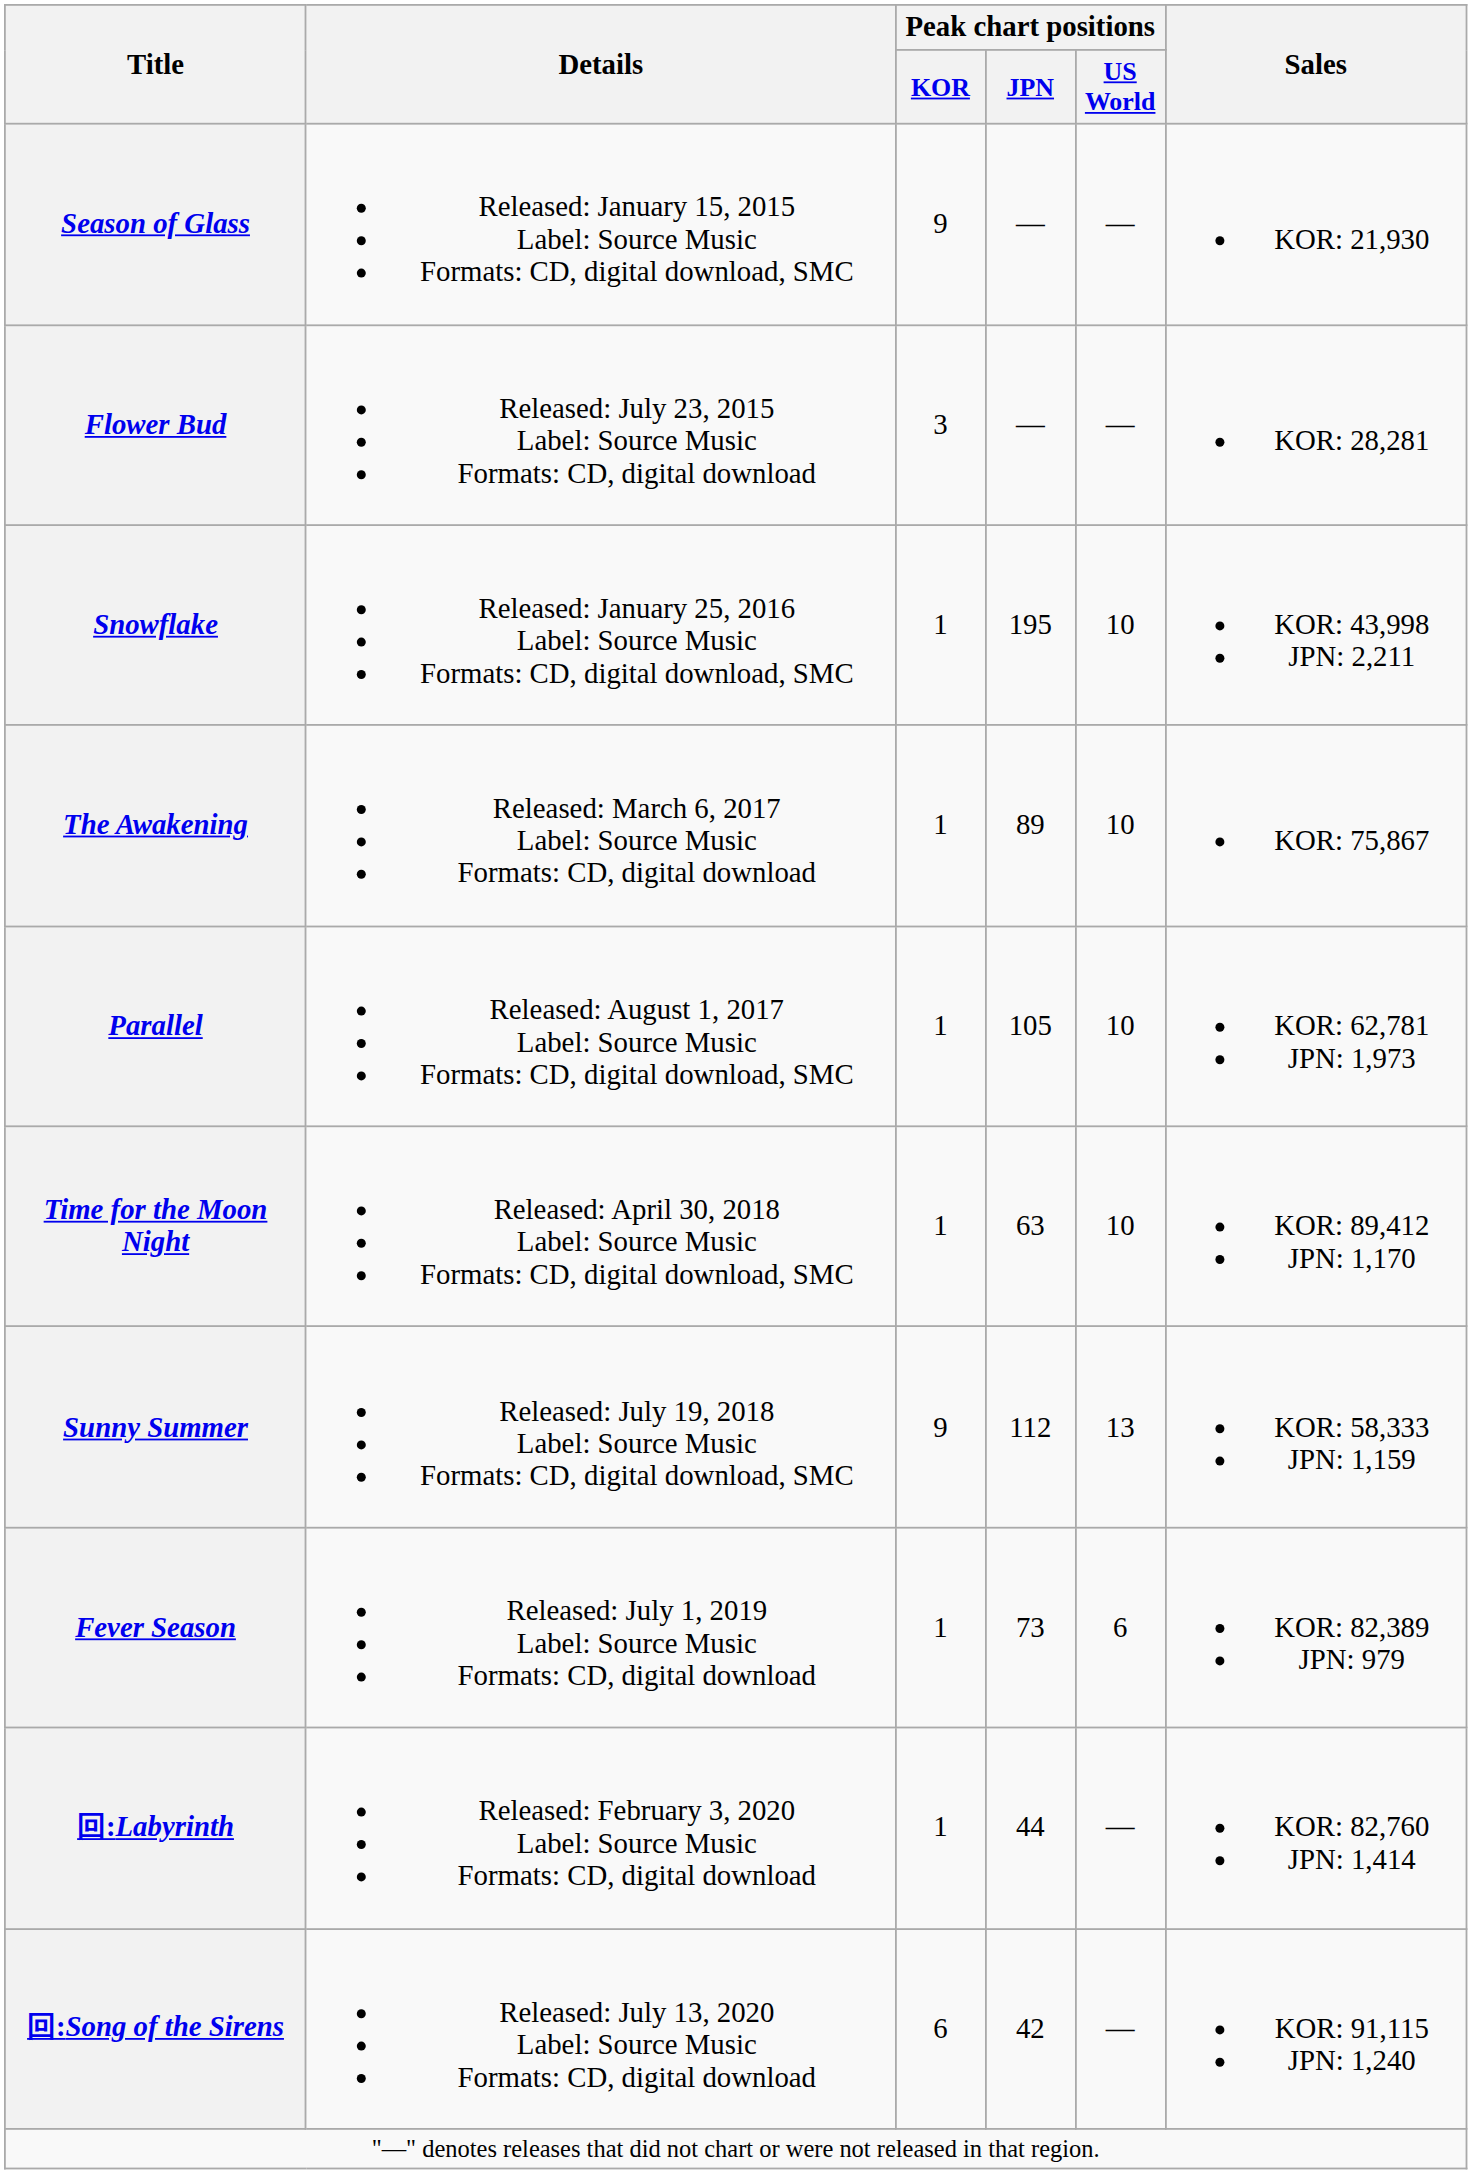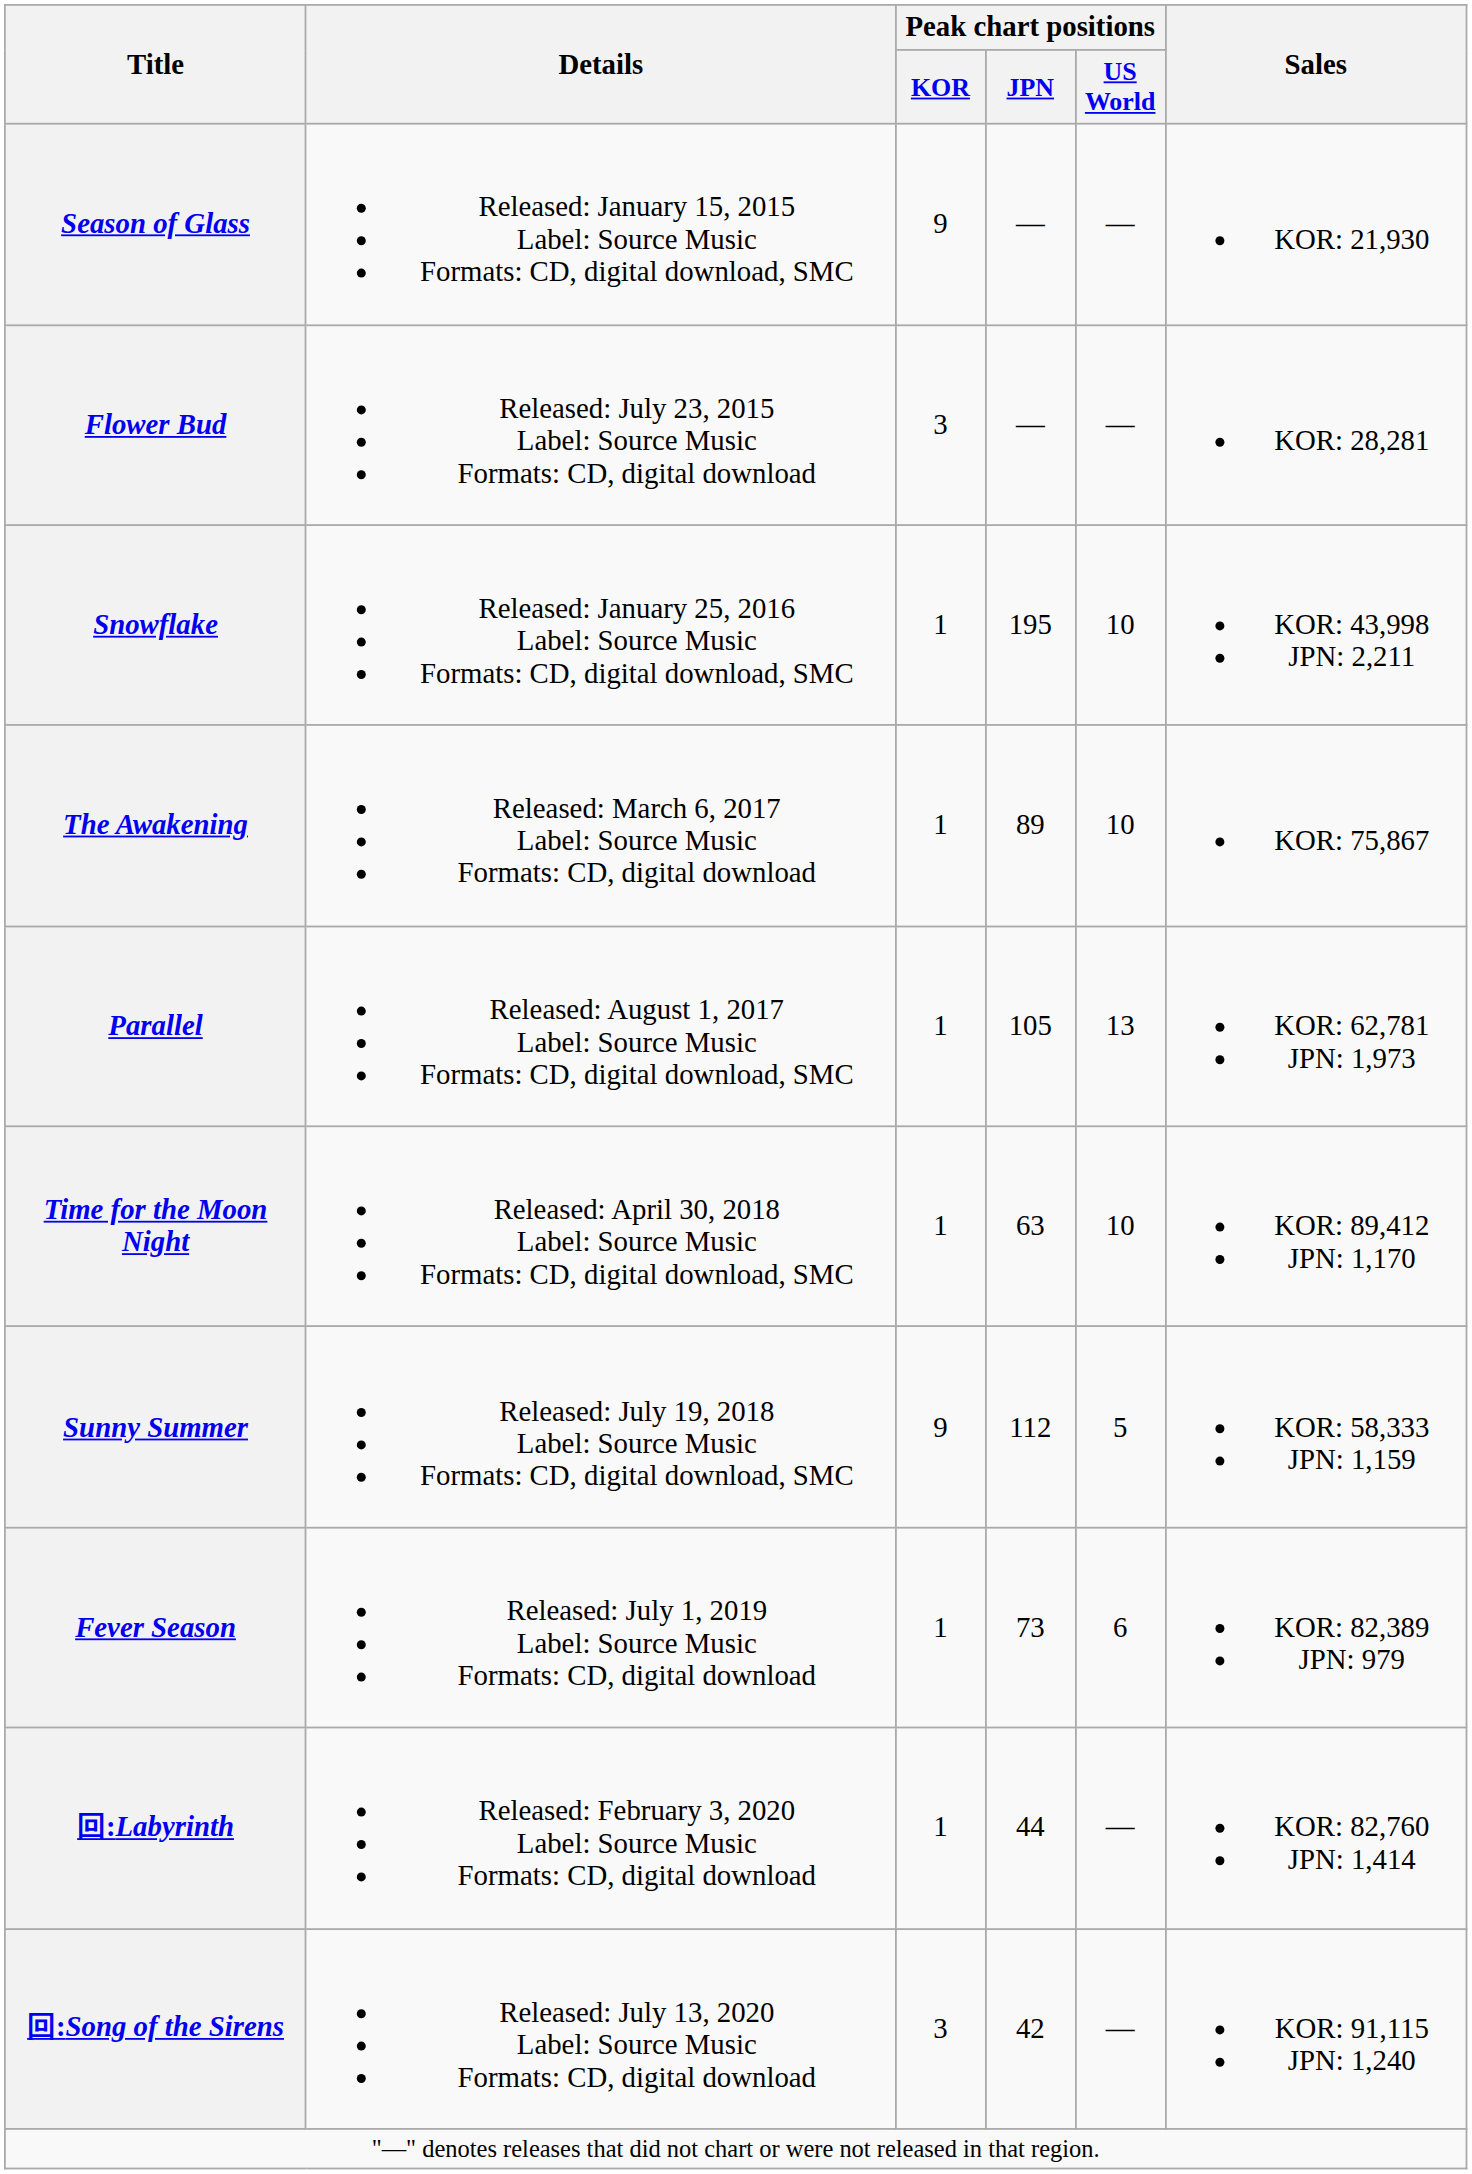(1120, 1025) 10 -> (1120, 1025) 13
(1120, 1426) 13 -> (1120, 1426) 5
(940, 2028) 6 -> (940, 2028) 3
